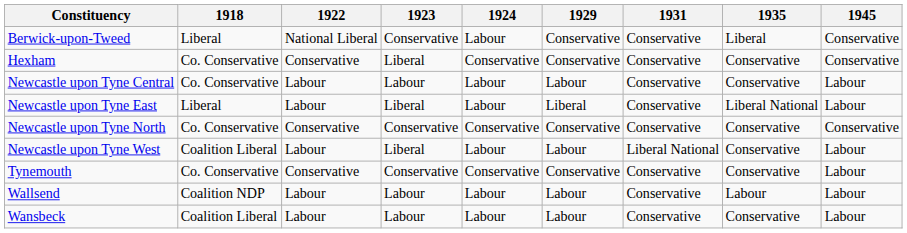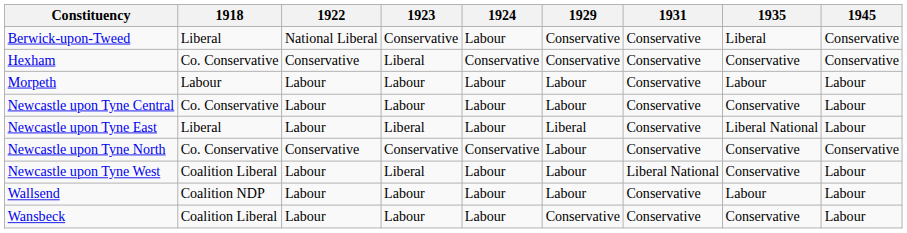+ row: (32, 82)
(583, 127) Conservative -> (566, 149) Labour
- row: (40, 171)
(566, 216) Labour -> (583, 216) Conservative
